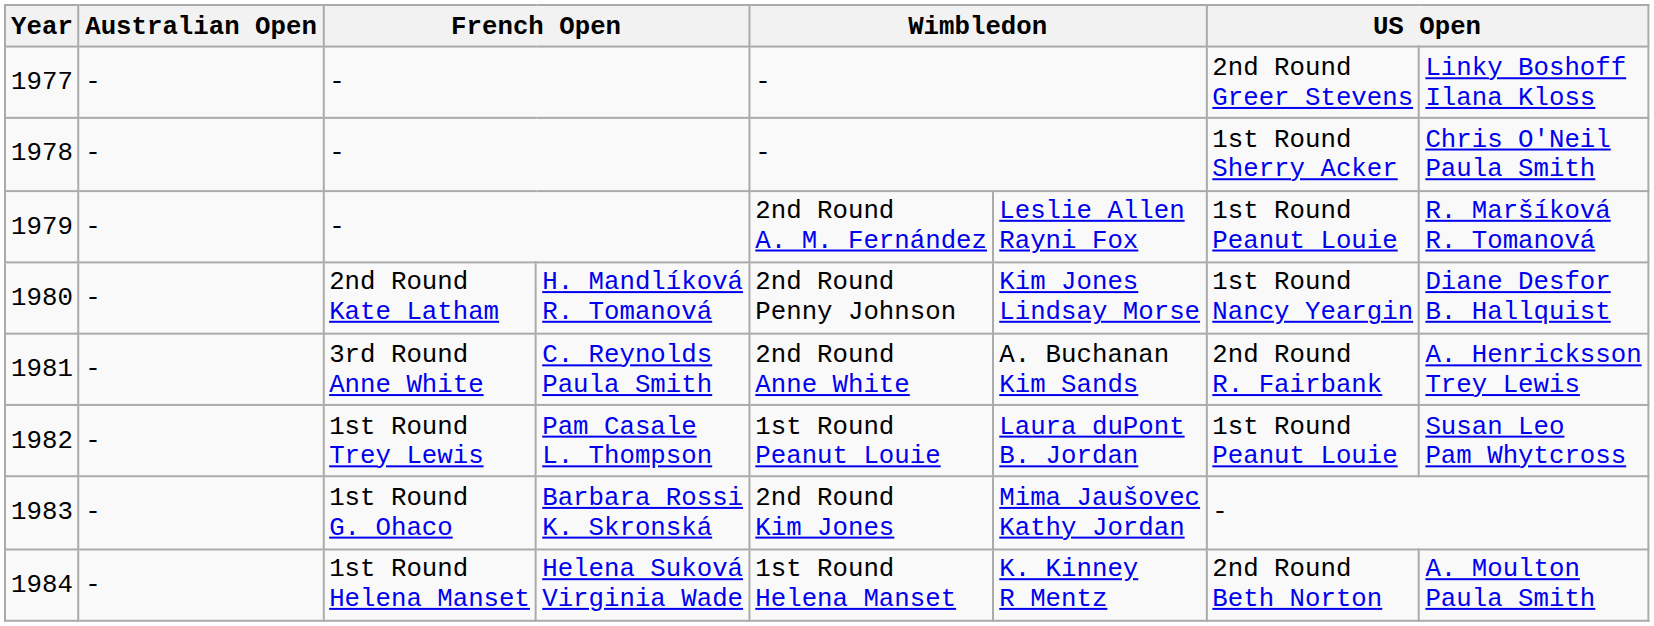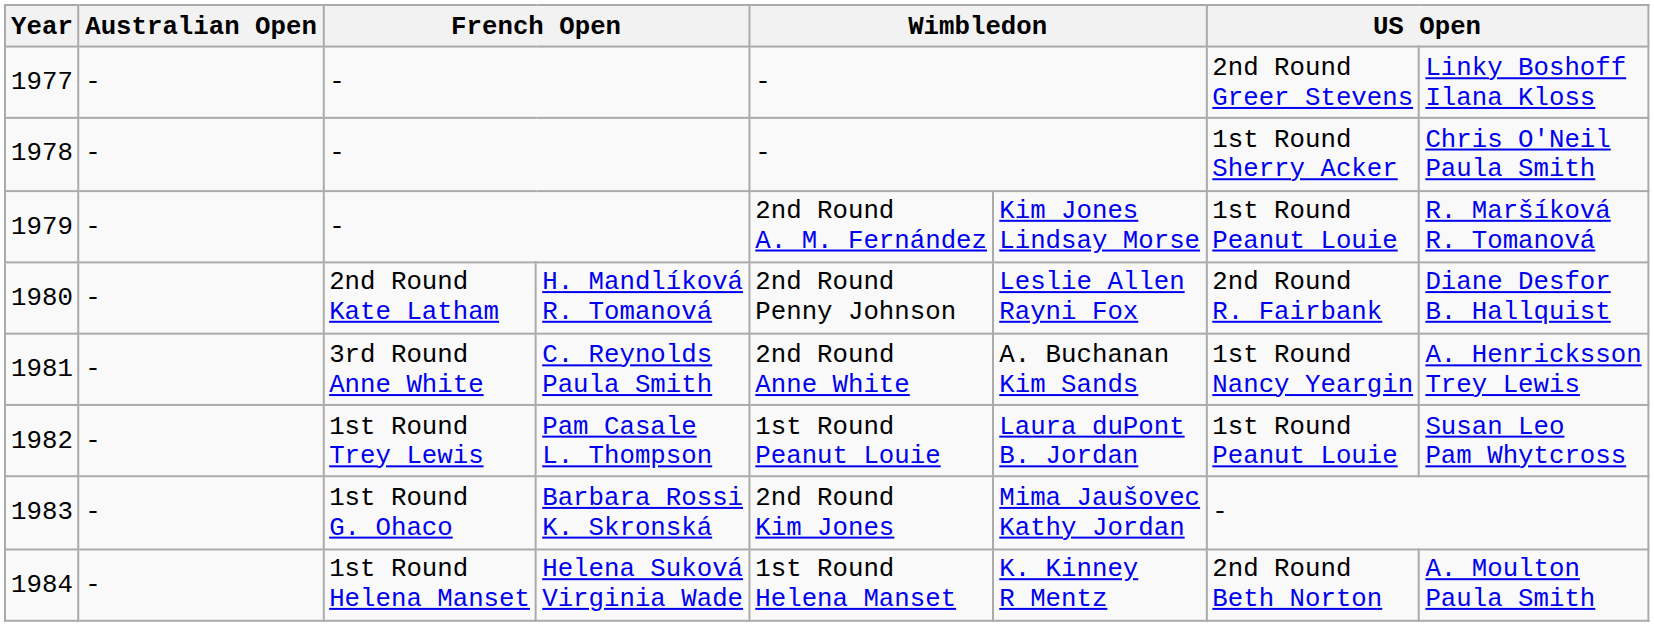(1092, 226) Leslie Allen Rayni Fox -> (1100, 226) Kim Jones Lindsay Morse
(1100, 298) Kim Jones Lindsay Morse -> (1092, 298) Leslie Allen Rayni Fox
(1313, 298) 1st Round Nancy Yeargin -> (1297, 298) 2nd Round R. Fairbank
(1297, 369) 2nd Round R. Fairbank -> (1313, 369) 1st Round Nancy Yeargin
